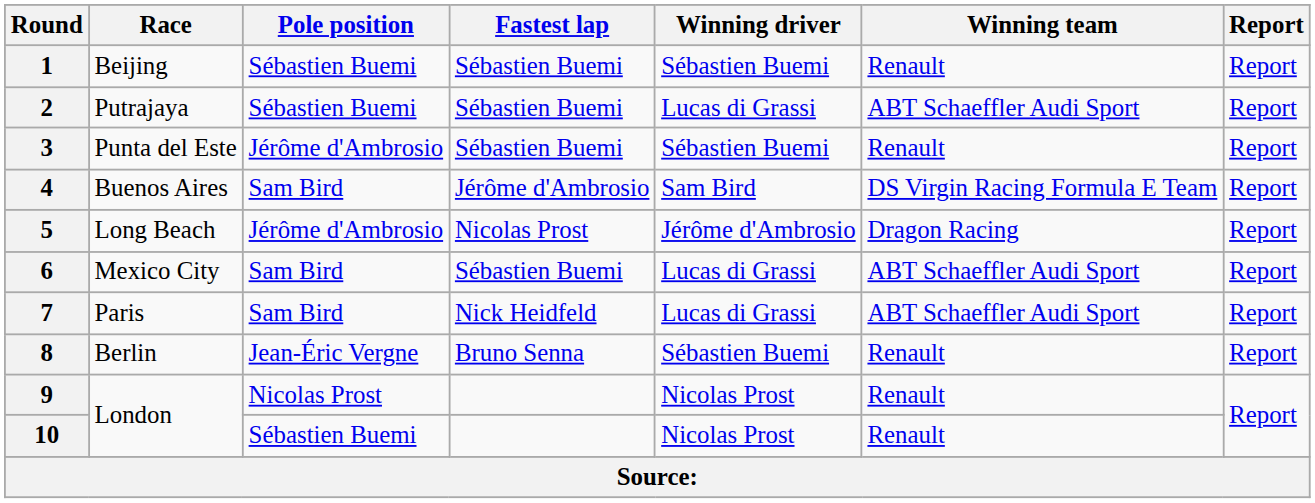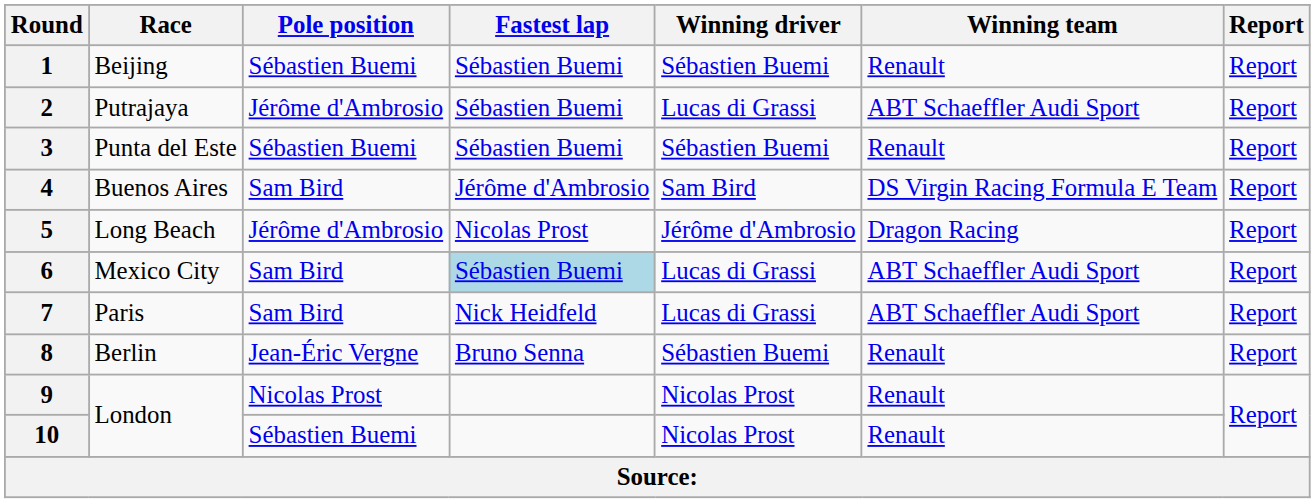(333, 106) Sébastien Buemi -> (346, 106) Jérôme d'Ambrosio
(346, 147) Jérôme d'Ambrosio -> (333, 147) Sébastien Buemi
(539, 270) no background -> (539, 270) lightblue background
